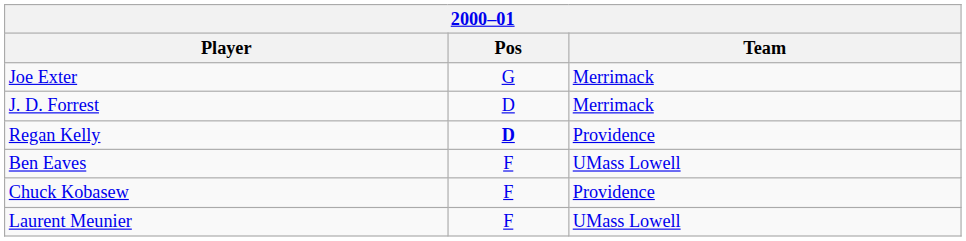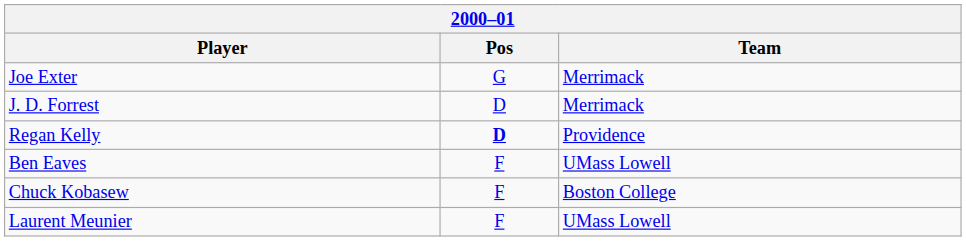(614, 192) Providence -> (619, 192) Boston College
